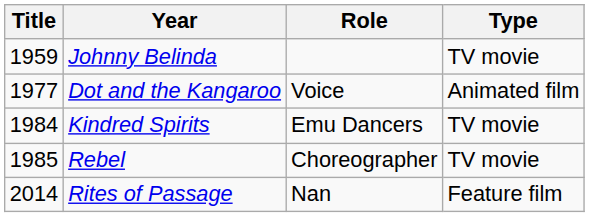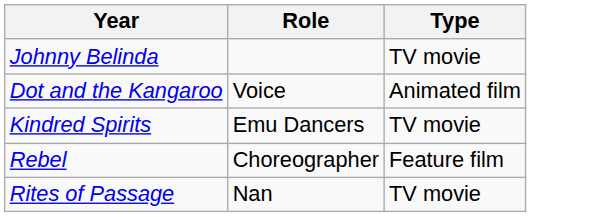- column: (34, 21)
(493, 159) TV movie -> (446, 159) Feature film
(505, 194) Feature film -> (435, 194) TV movie
